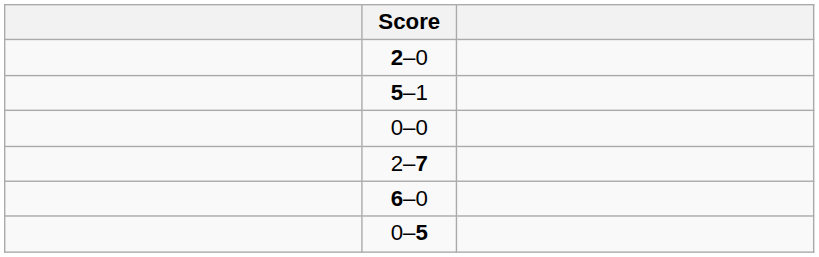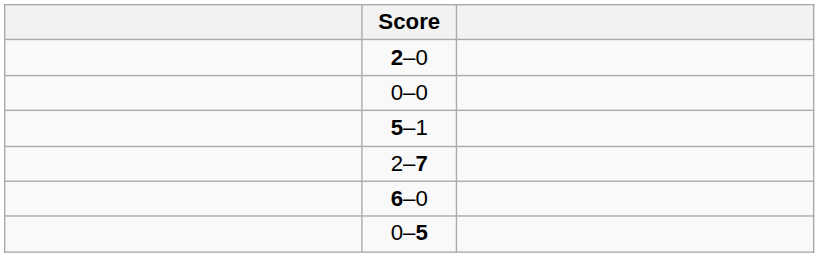rows swapped: (409, 127) <-> (409, 92)
